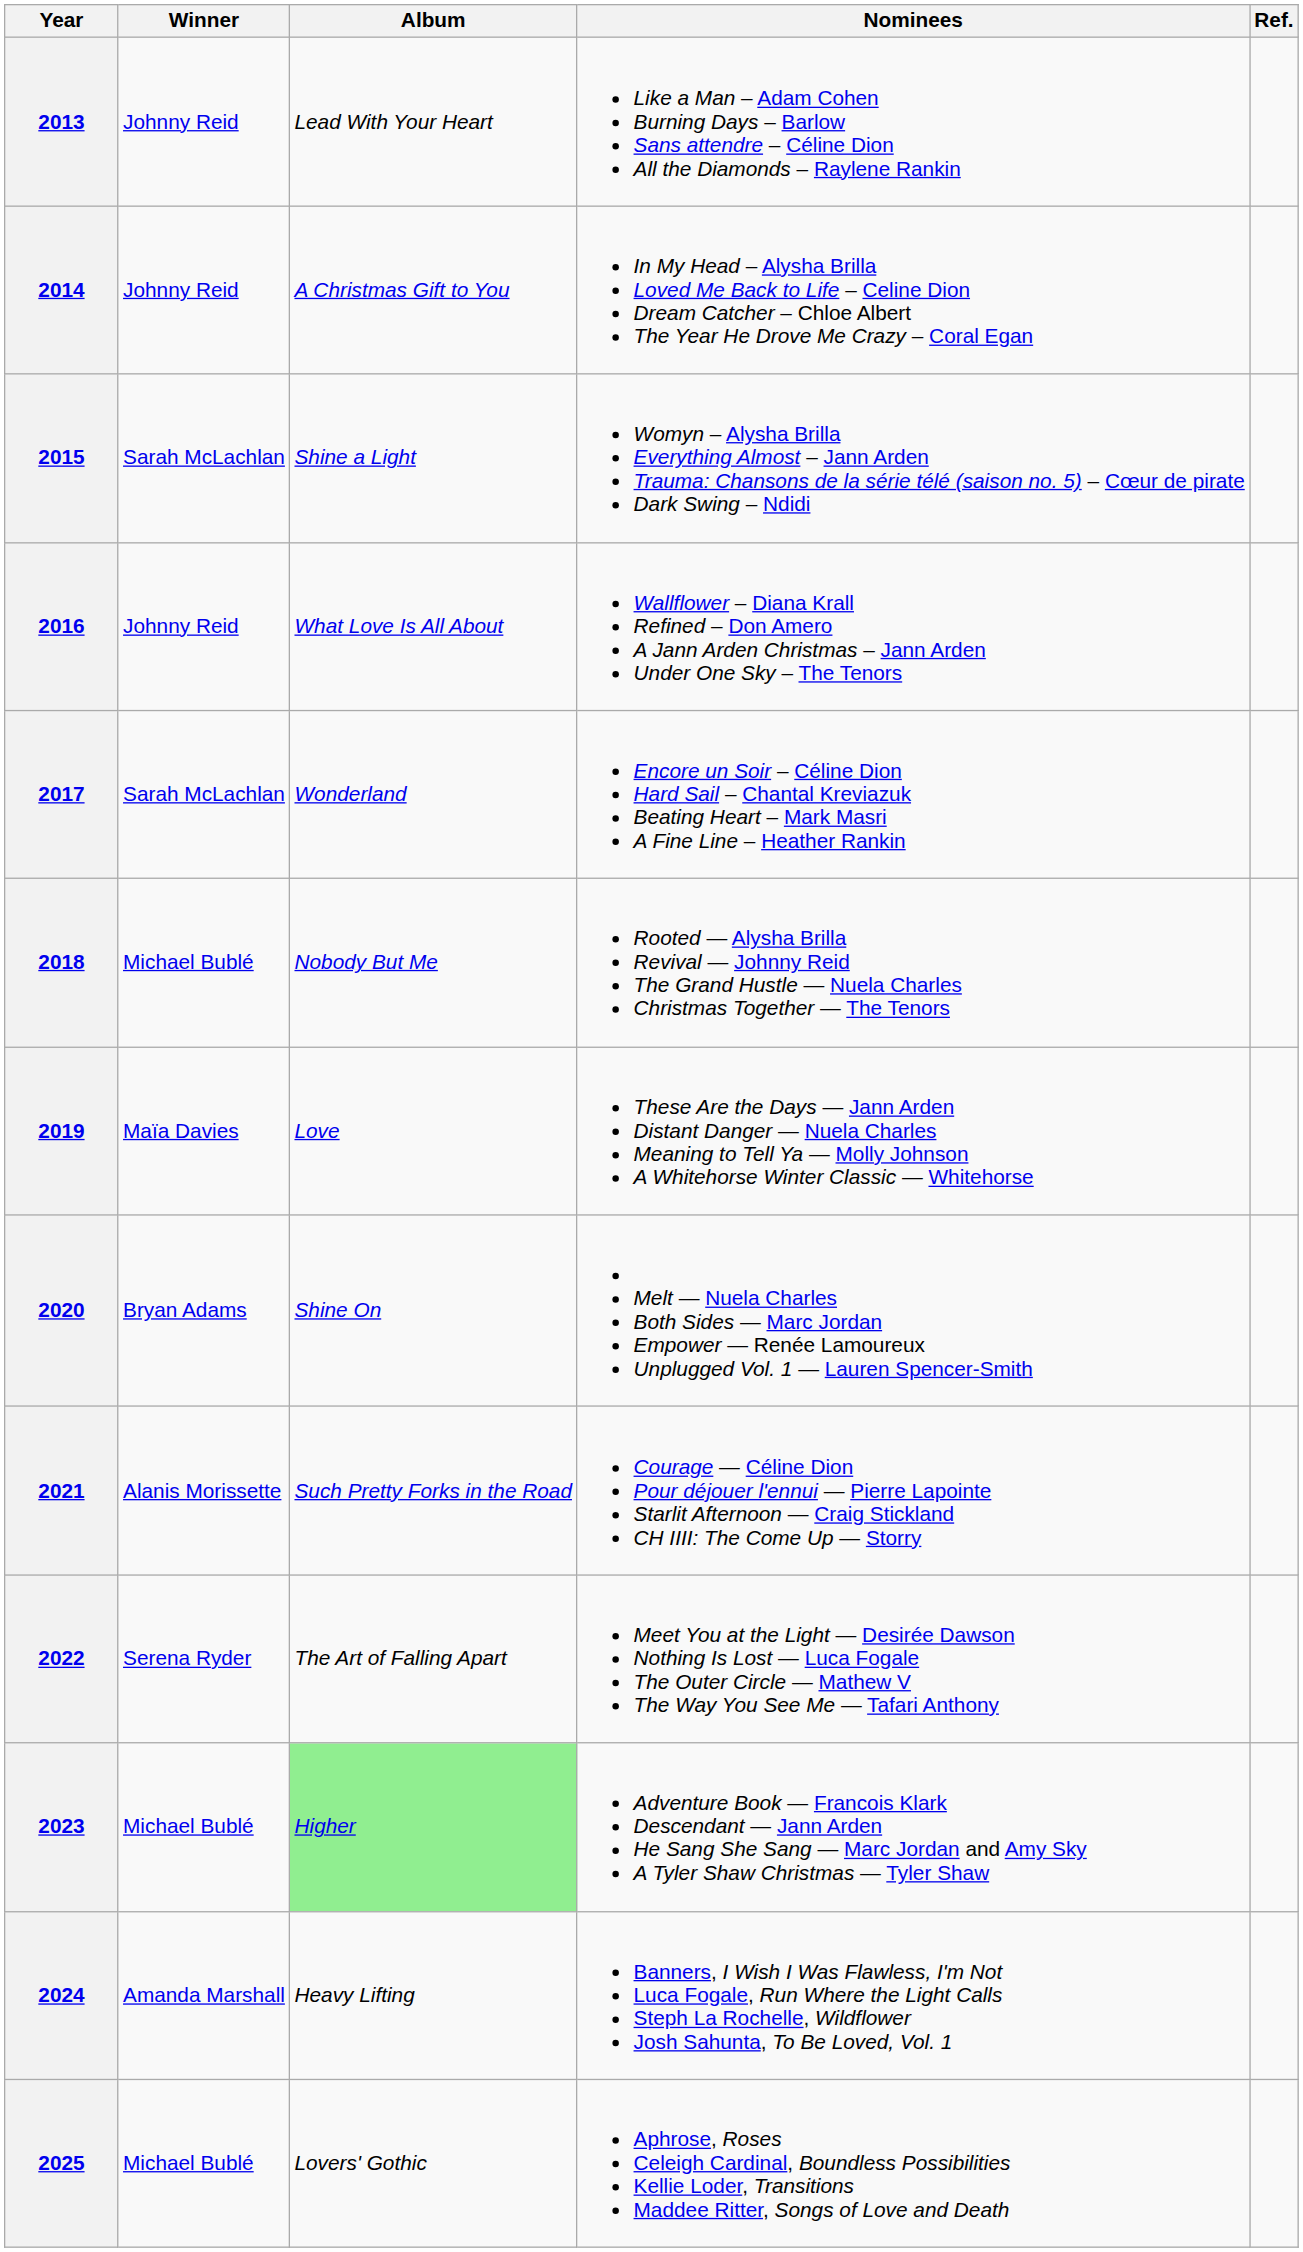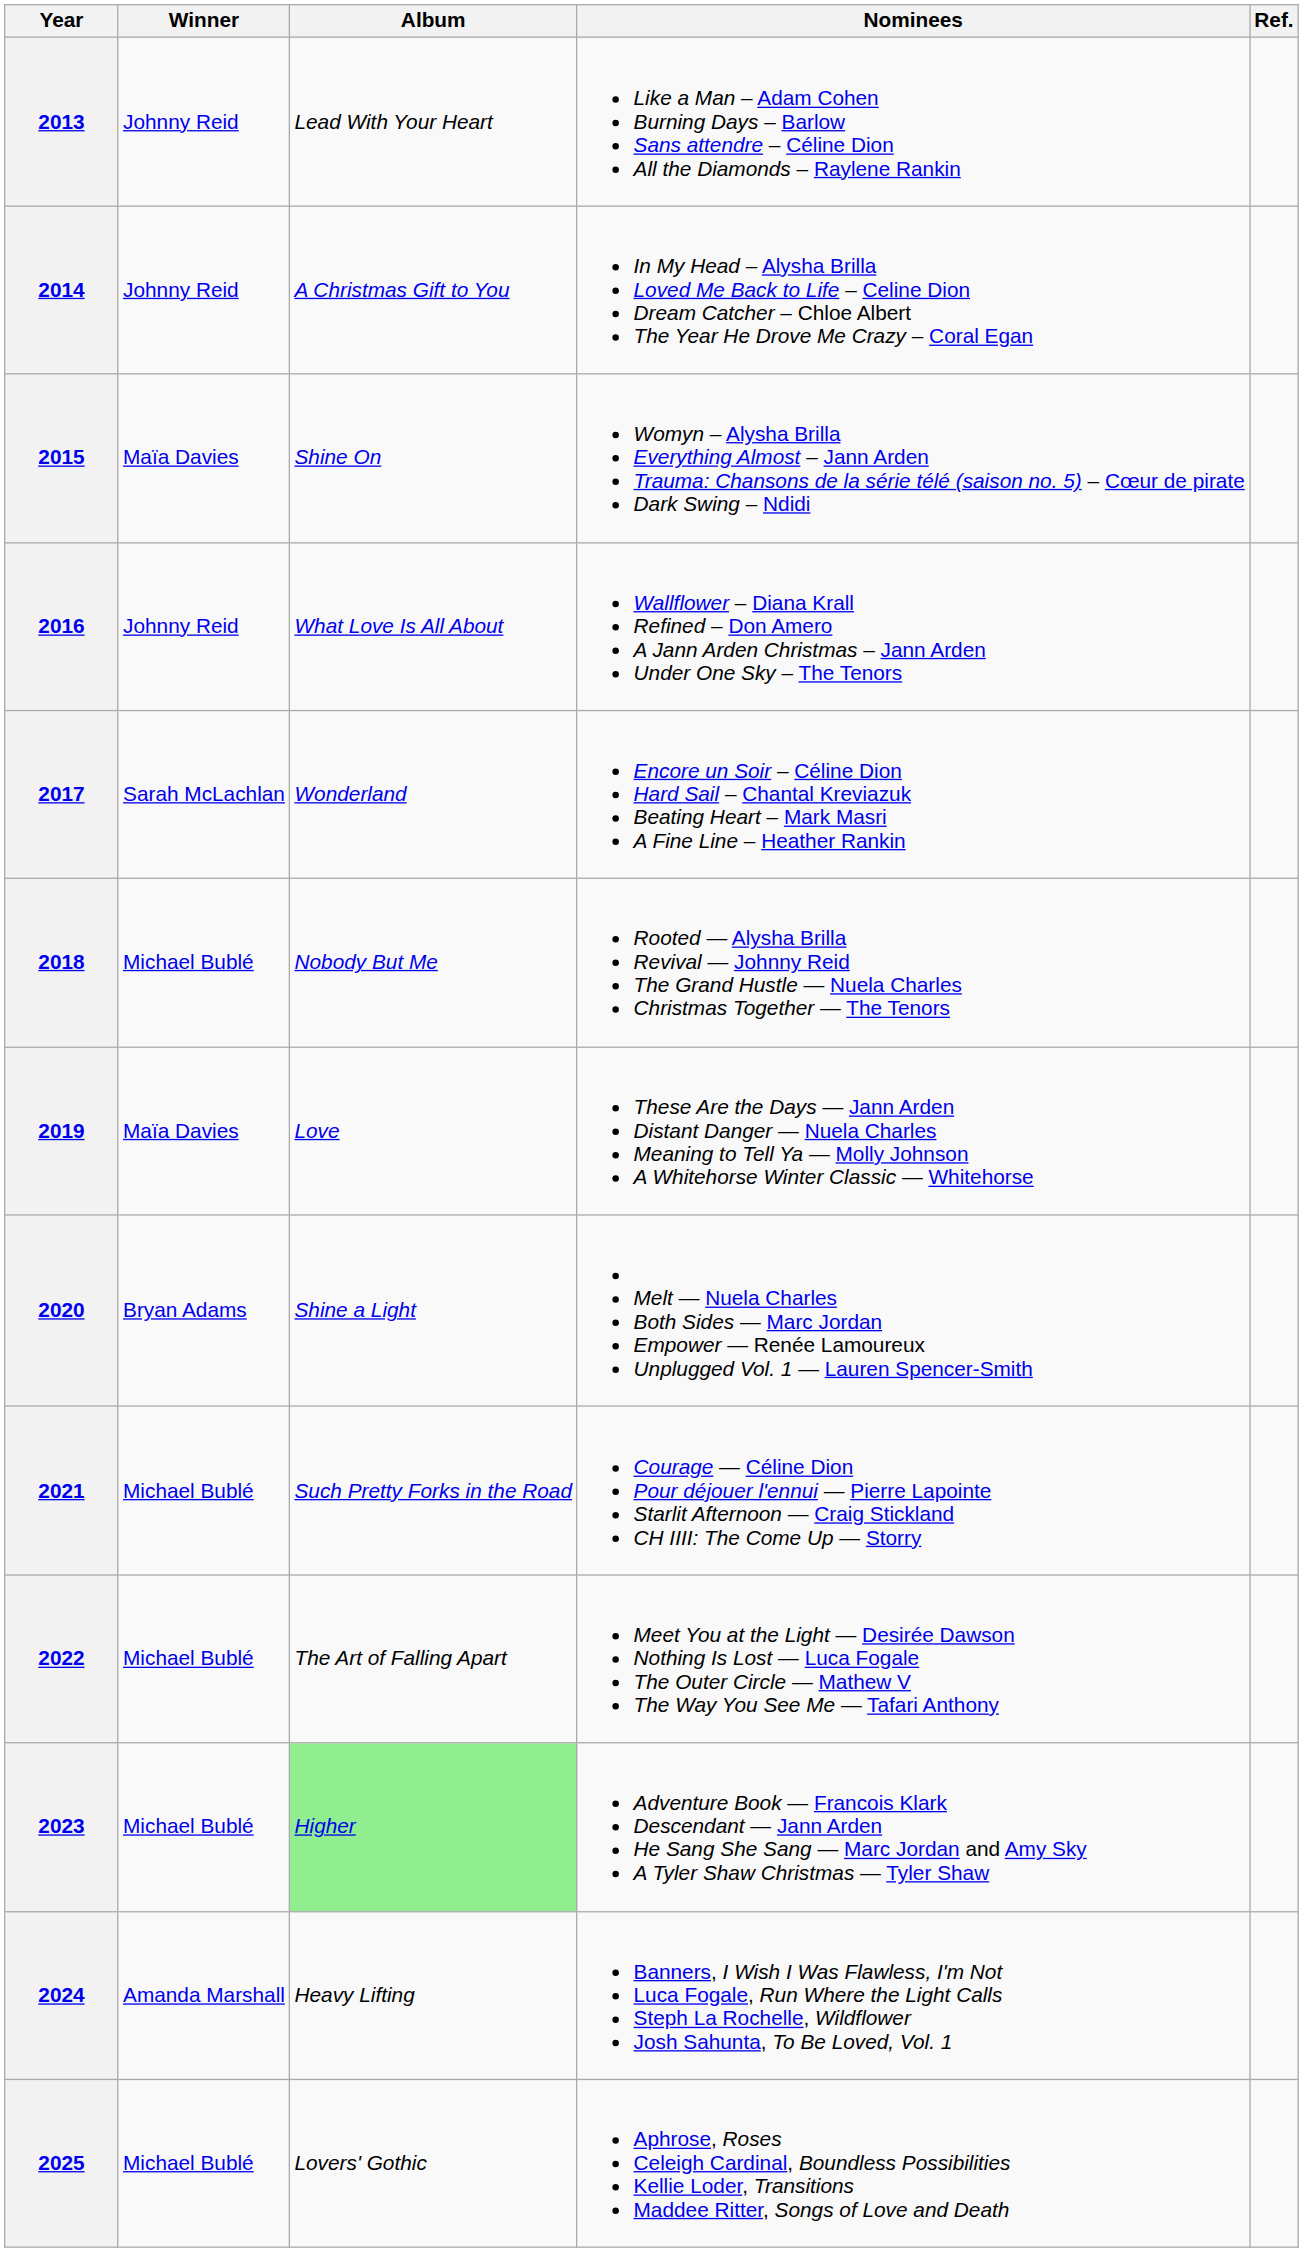(204, 457) Sarah McLachlan -> (181, 457) Maïa Davies
(355, 457) Shine a Light -> (338, 457) Shine On
(338, 1310) Shine On -> (355, 1310) Shine a Light
(202, 1490) Alanis Morissette -> (188, 1490) Michael Bublé
(187, 1658) Serena Ryder -> (188, 1658) Michael Bublé
